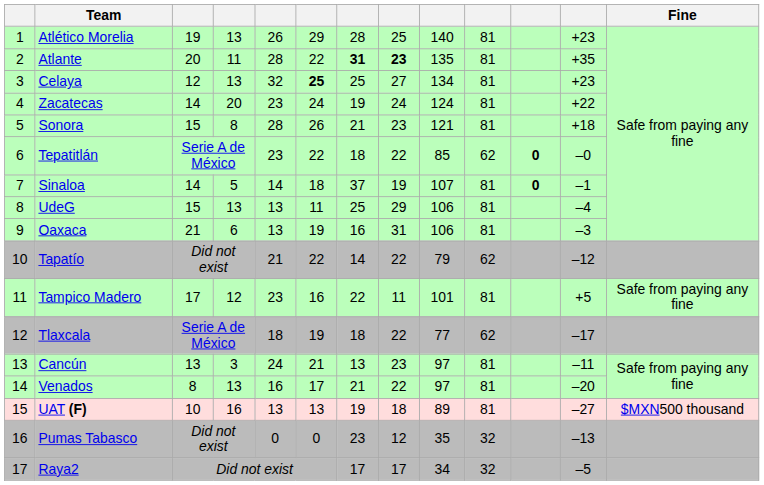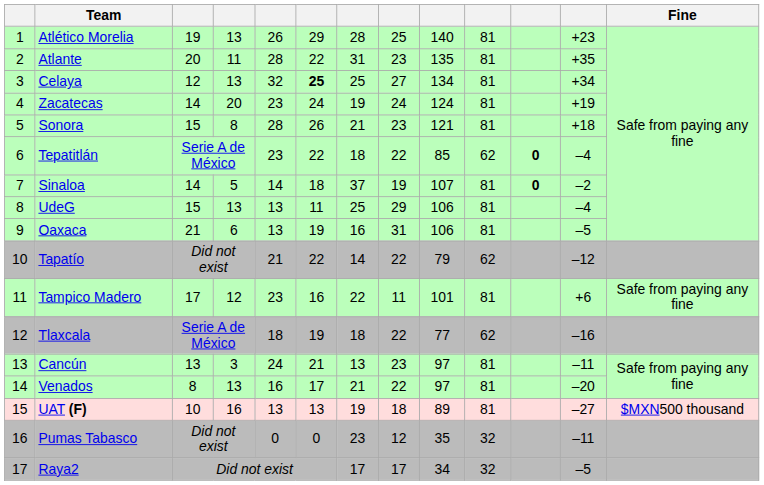(358, 59) bold -> (358, 59) normal
(399, 59) bold -> (399, 59) normal
(583, 81) +23 -> (583, 81) +34
(583, 103) +22 -> (583, 103) +19
(583, 155) –0 -> (583, 155) –4
(583, 185) –1 -> (583, 185) –2
(583, 229) –3 -> (583, 229) –5
(583, 297) +5 -> (583, 297) +6
(583, 335) –17 -> (583, 335) –16
(583, 439) –13 -> (583, 439) –11
